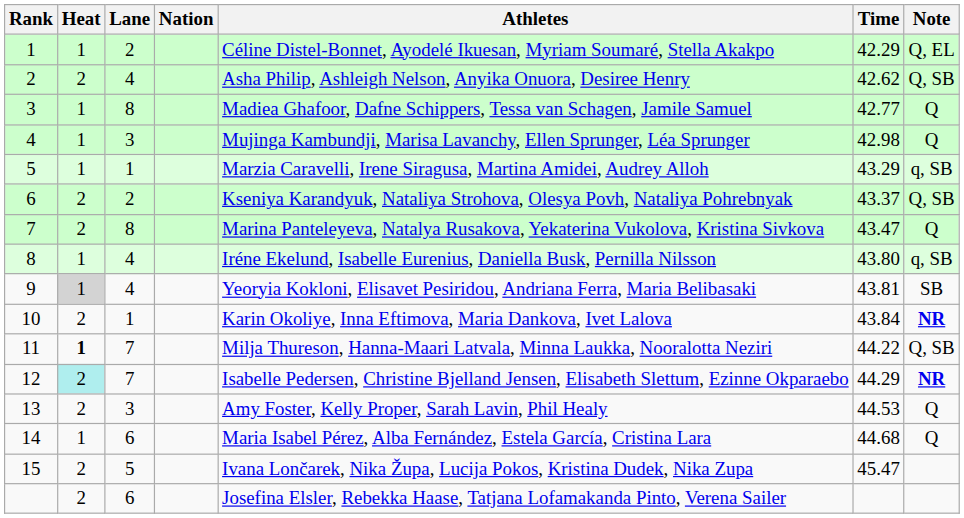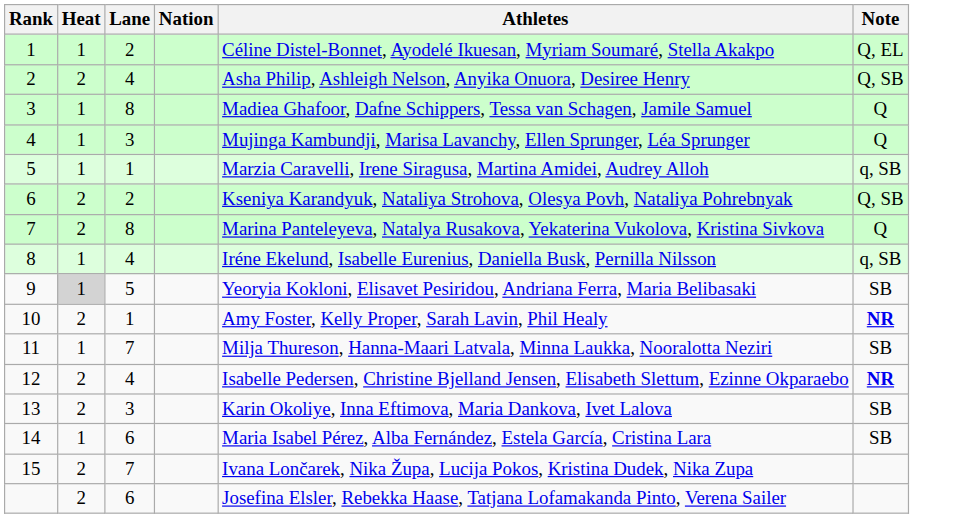- column: (879, 19)
(130, 288) 4 -> (130, 288) 5
(447, 318) Karin Okoliye, Inna Eftimova, Maria Dankova, Ivet Lalova -> (415, 318) Amy Foster, Kelly Proper, Sarah Lavin, Phil Healy
(81, 348) bold -> (81, 348) normal
(932, 348) Q, SB -> (880, 348) SB
(81, 378) paleturquoise background -> (81, 378) no background
(130, 378) 7 -> (130, 378) 4
(415, 408) Amy Foster, Kelly Proper, Sarah Lavin, Phil Healy -> (447, 408) Karin Okoliye, Inna Eftimova, Maria Dankova, Ivet Lalova
(932, 408) Q -> (880, 408) SB
(932, 438) Q -> (880, 438) SB
(130, 468) 5 -> (130, 468) 7
